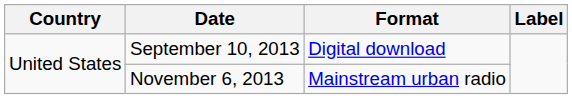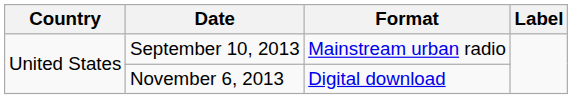(377, 49) Digital download -> (407, 49) Mainstream urban radio
(407, 78) Mainstream urban radio -> (377, 78) Digital download
